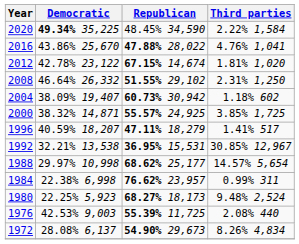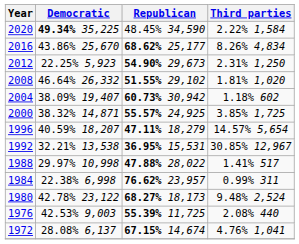(165, 47) 47.88% 28,022 -> (165, 47) 68.62% 25,177
(251, 47) 4.76% 1,041 -> (251, 47) 8.26% 4,834
(79, 63) 42.78% 23,122 -> (79, 63) 22.25% 5,923
(165, 63) 67.15% 14,674 -> (165, 63) 54.90% 29,673
(251, 63) 1.81% 1,020 -> (251, 63) 2.31% 1,250
(251, 80) 2.31% 1,250 -> (251, 80) 1.81% 1,020
(251, 130) 1.41% 517 -> (251, 130) 14.57% 5,654
(165, 164) 68.62% 25,177 -> (165, 164) 47.88% 28,022
(251, 164) 14.57% 5,654 -> (251, 164) 1.41% 517
(79, 197) 22.25% 5,923 -> (79, 197) 42.78% 23,122
(165, 231) 54.90% 29,673 -> (165, 231) 67.15% 14,674
(251, 231) 8.26% 4,834 -> (251, 231) 4.76% 1,041
